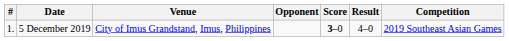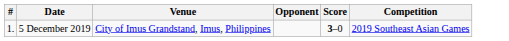- column: (365, 12)
